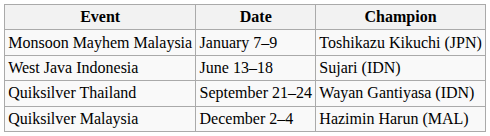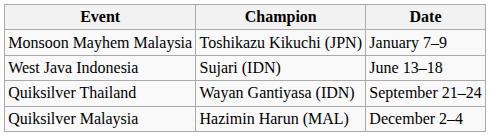columns swapped: (256, 17) <-> (401, 17)
